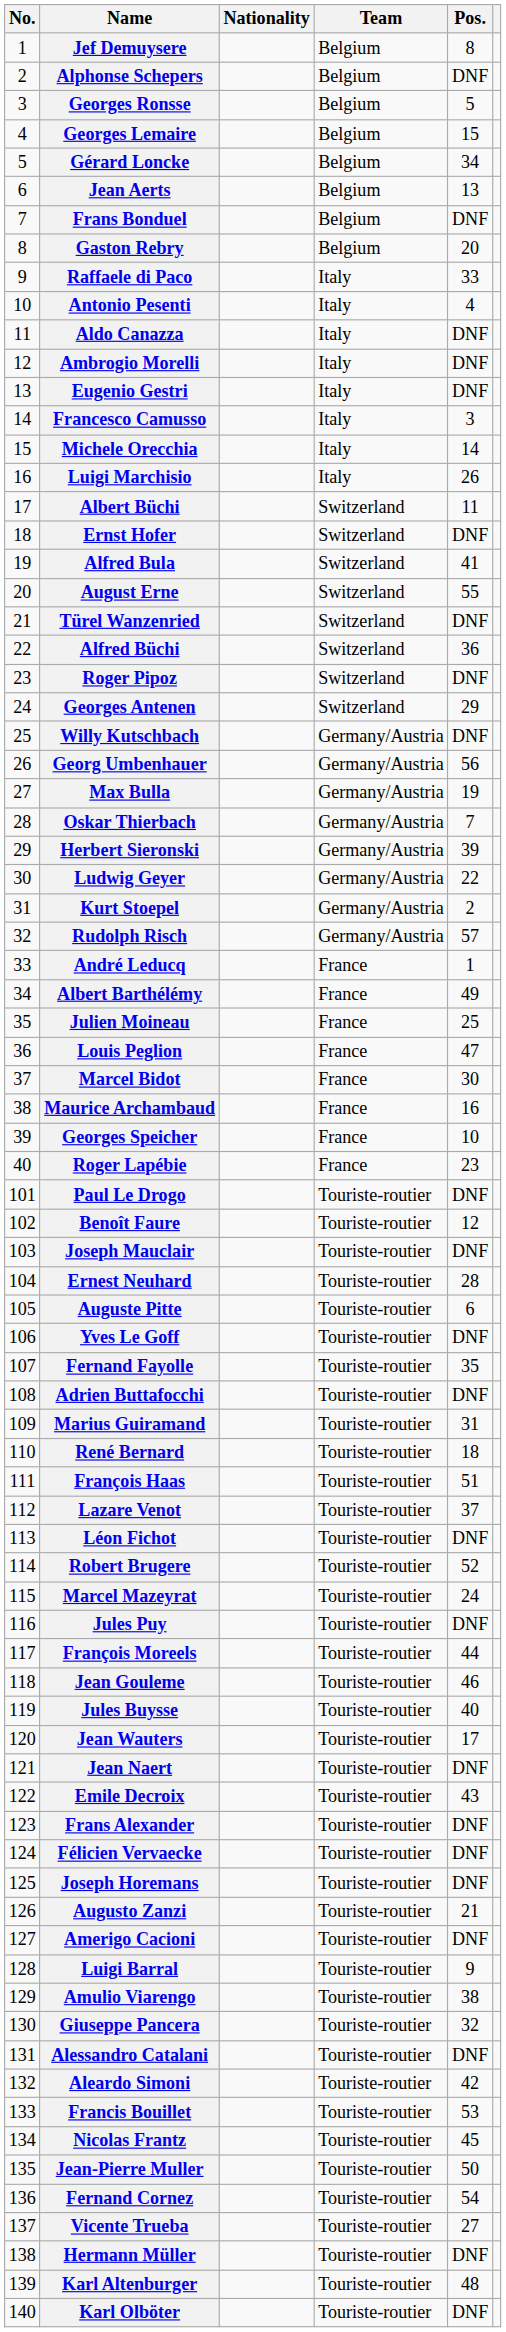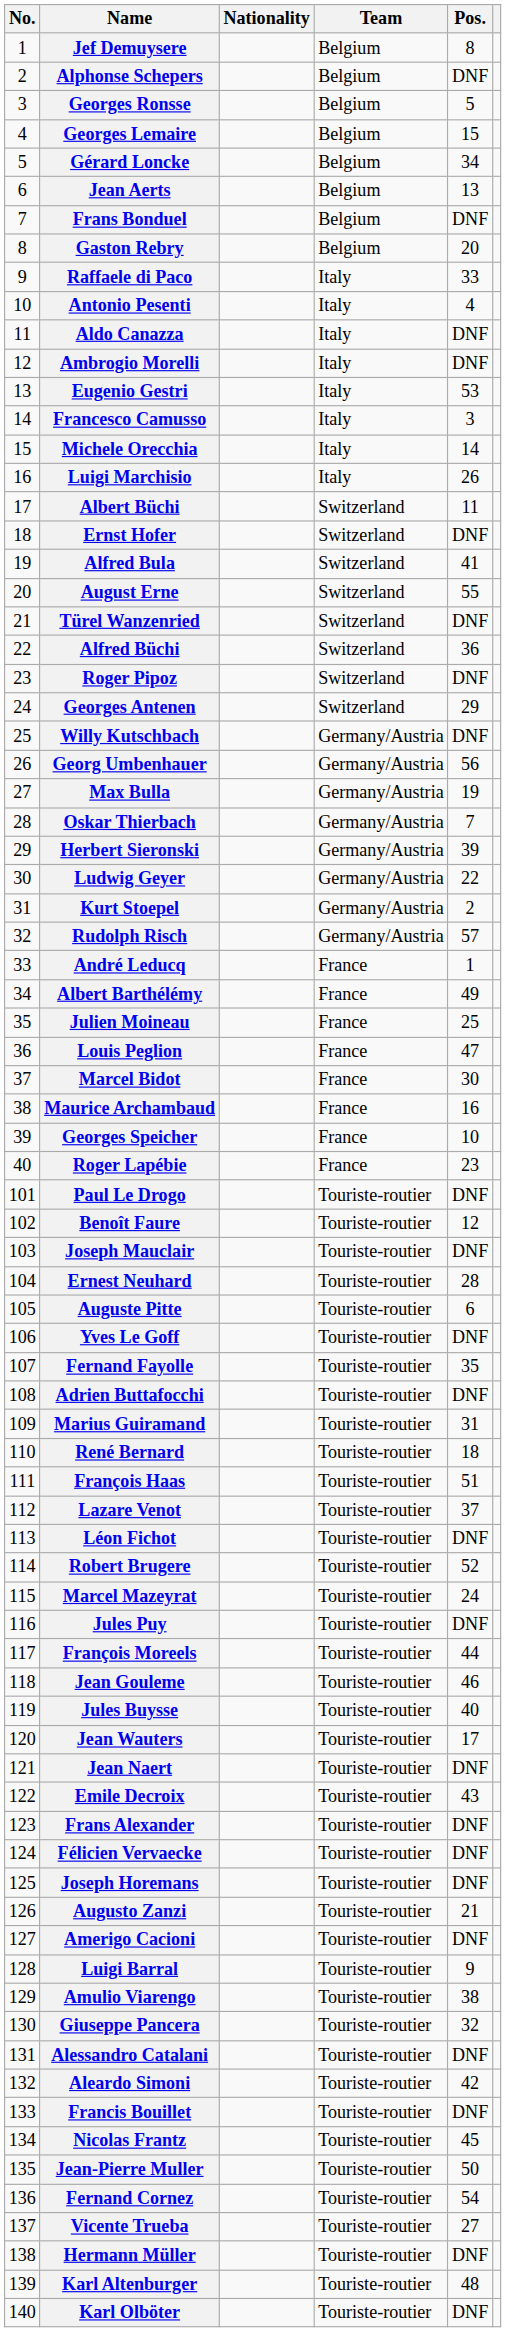(470, 391) DNF -> (470, 391) 53
(470, 2112) 53 -> (470, 2112) DNF
